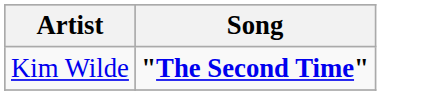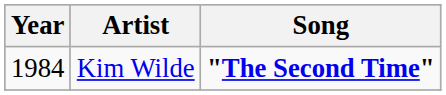+ column: (38, 25)
